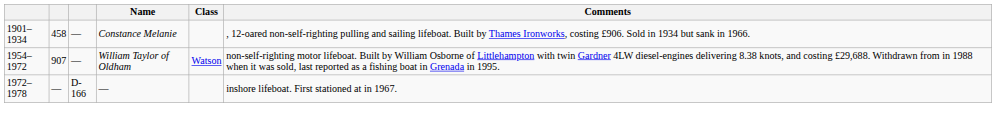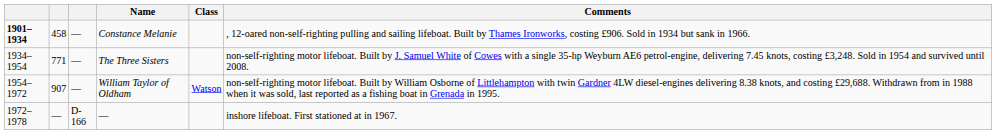(19, 34) normal -> (19, 34) bold
+ row: (134, 61)
